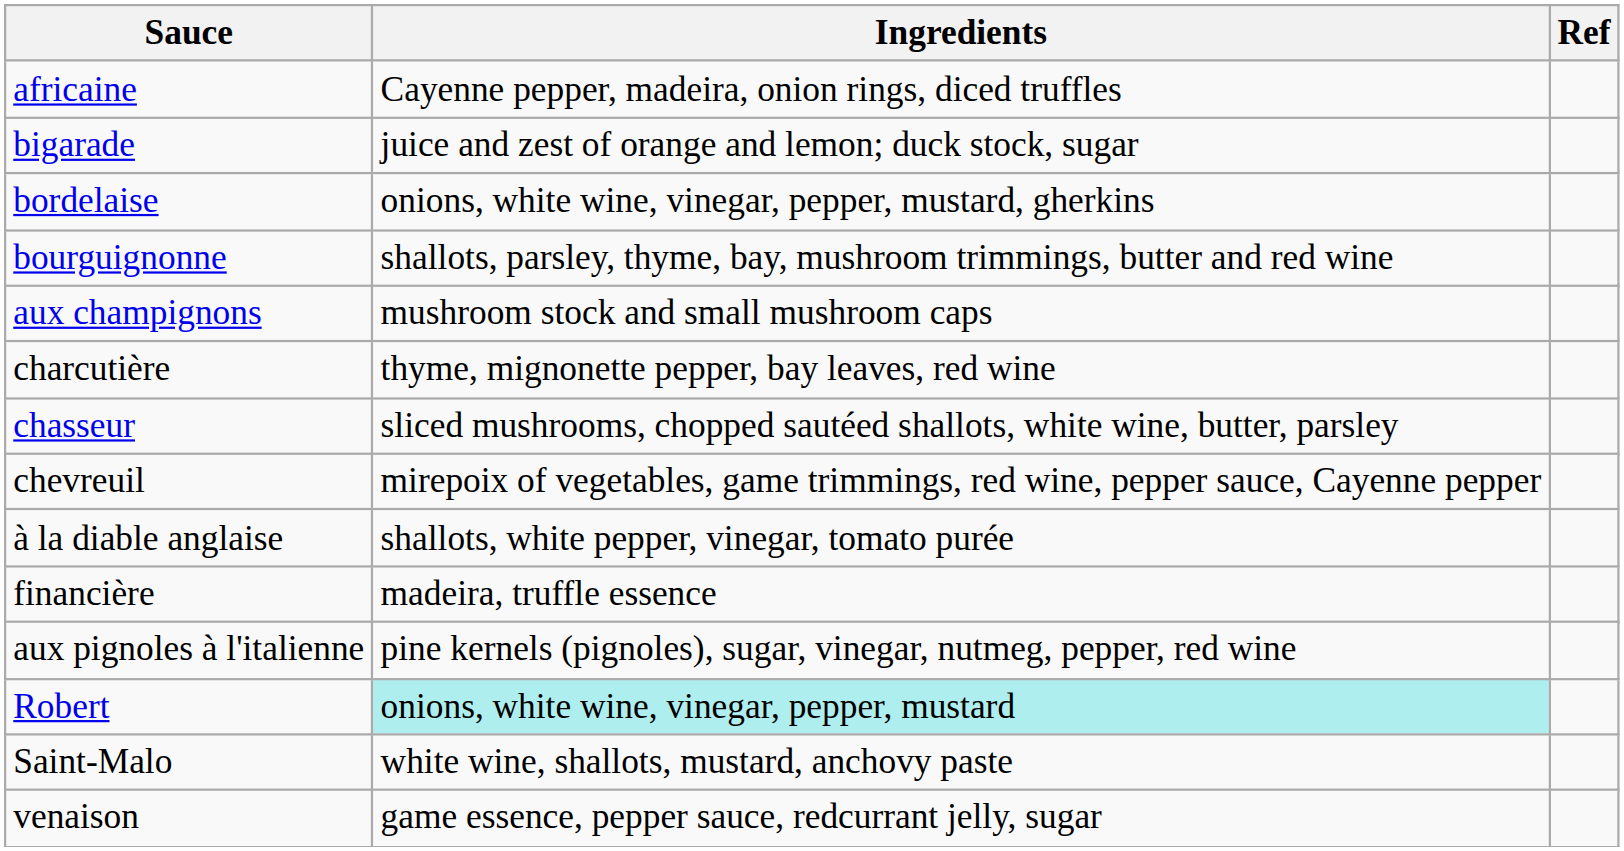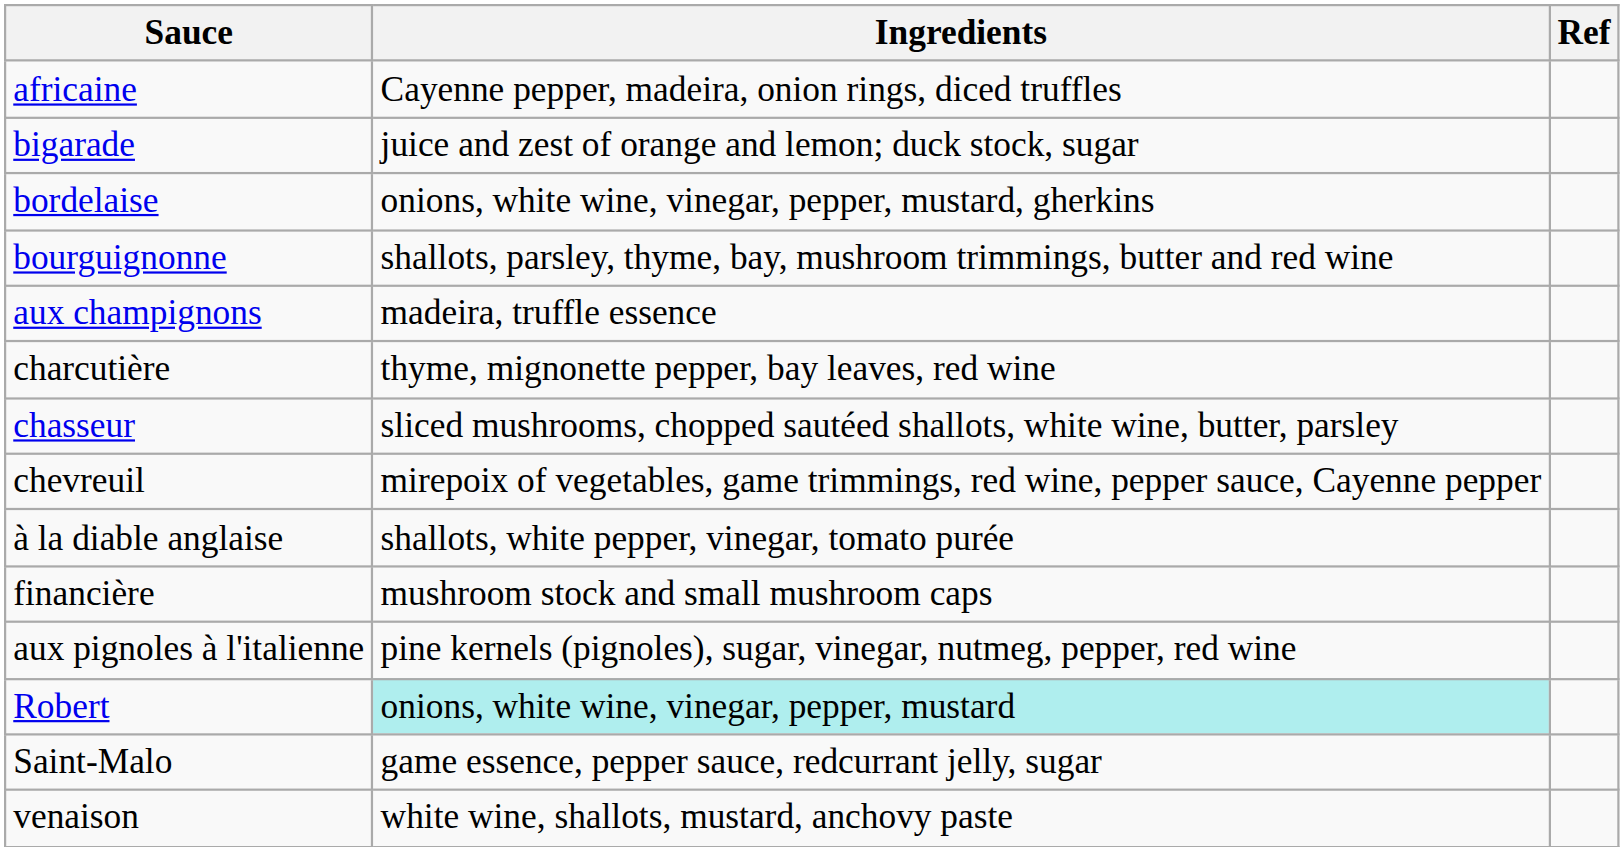(687, 312) mushroom stock and small mushroom caps -> (549, 312) madeira, truffle essence
(549, 593) madeira, truffle essence -> (687, 593) mushroom stock and small mushroom caps
(697, 761) white wine, shallots, mustard, anchovy paste -> (741, 761) game essence, pepper sauce, redcurrant jelly, sugar
(741, 817) game essence, pepper sauce, redcurrant jelly, sugar -> (697, 817) white wine, shallots, mustard, anchovy paste
